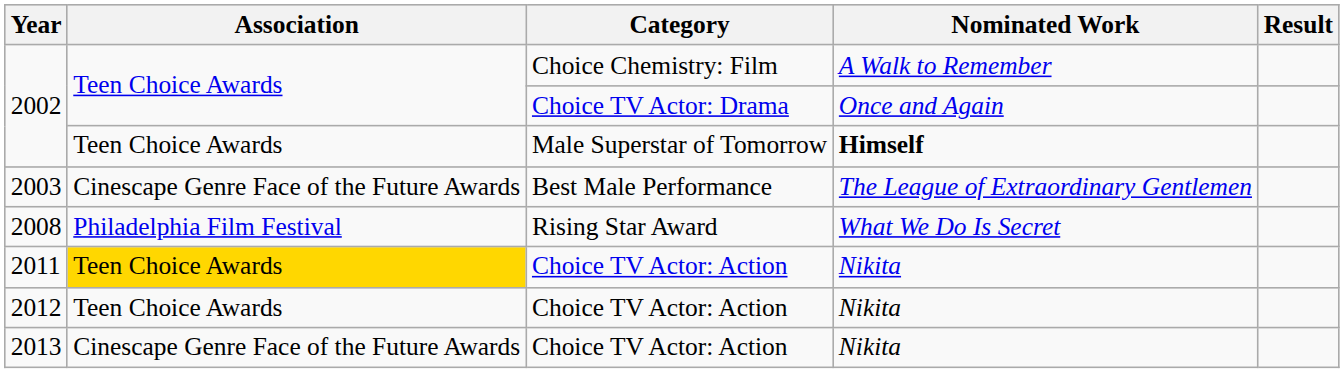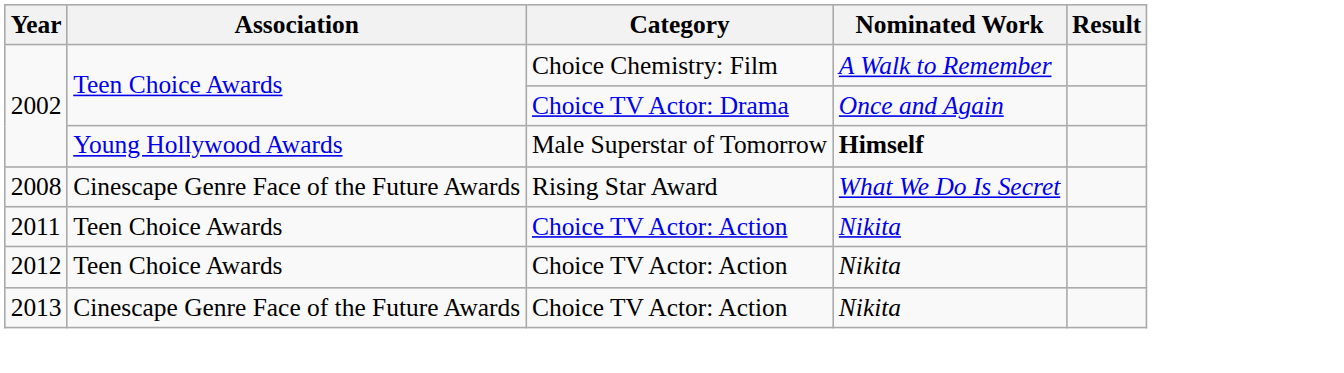(178, 145) Teen Choice Awards -> (208, 145) Young Hollywood Awards
- row: (36, 186)
(208, 226) Philadelphia Film Festival -> (297, 186) Cinescape Genre Face of the Future Awards
(178, 266) gold background -> (178, 226) no background
